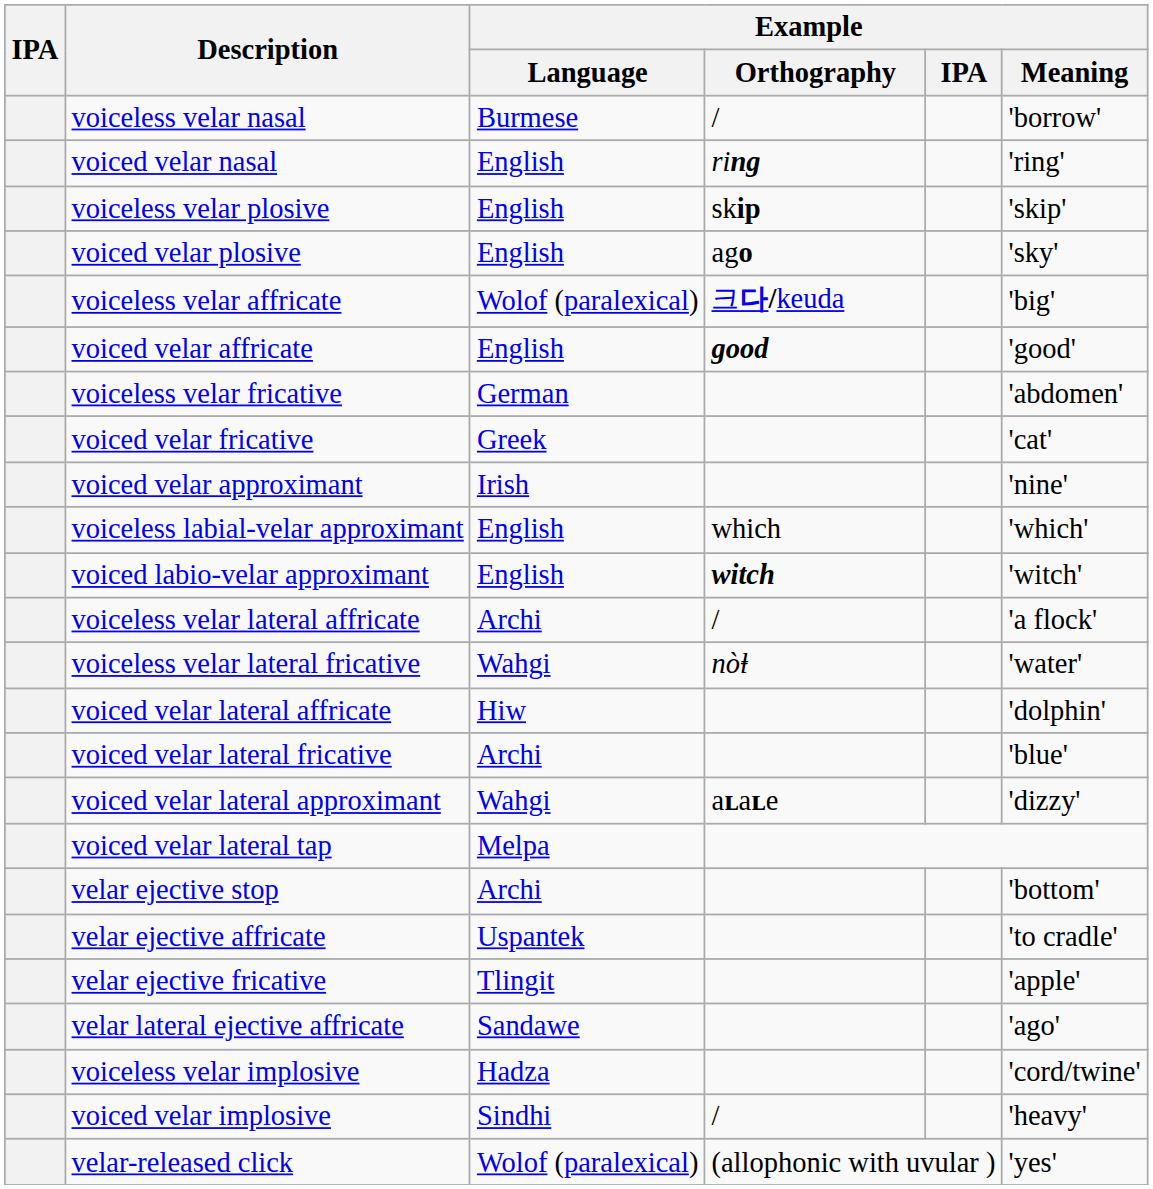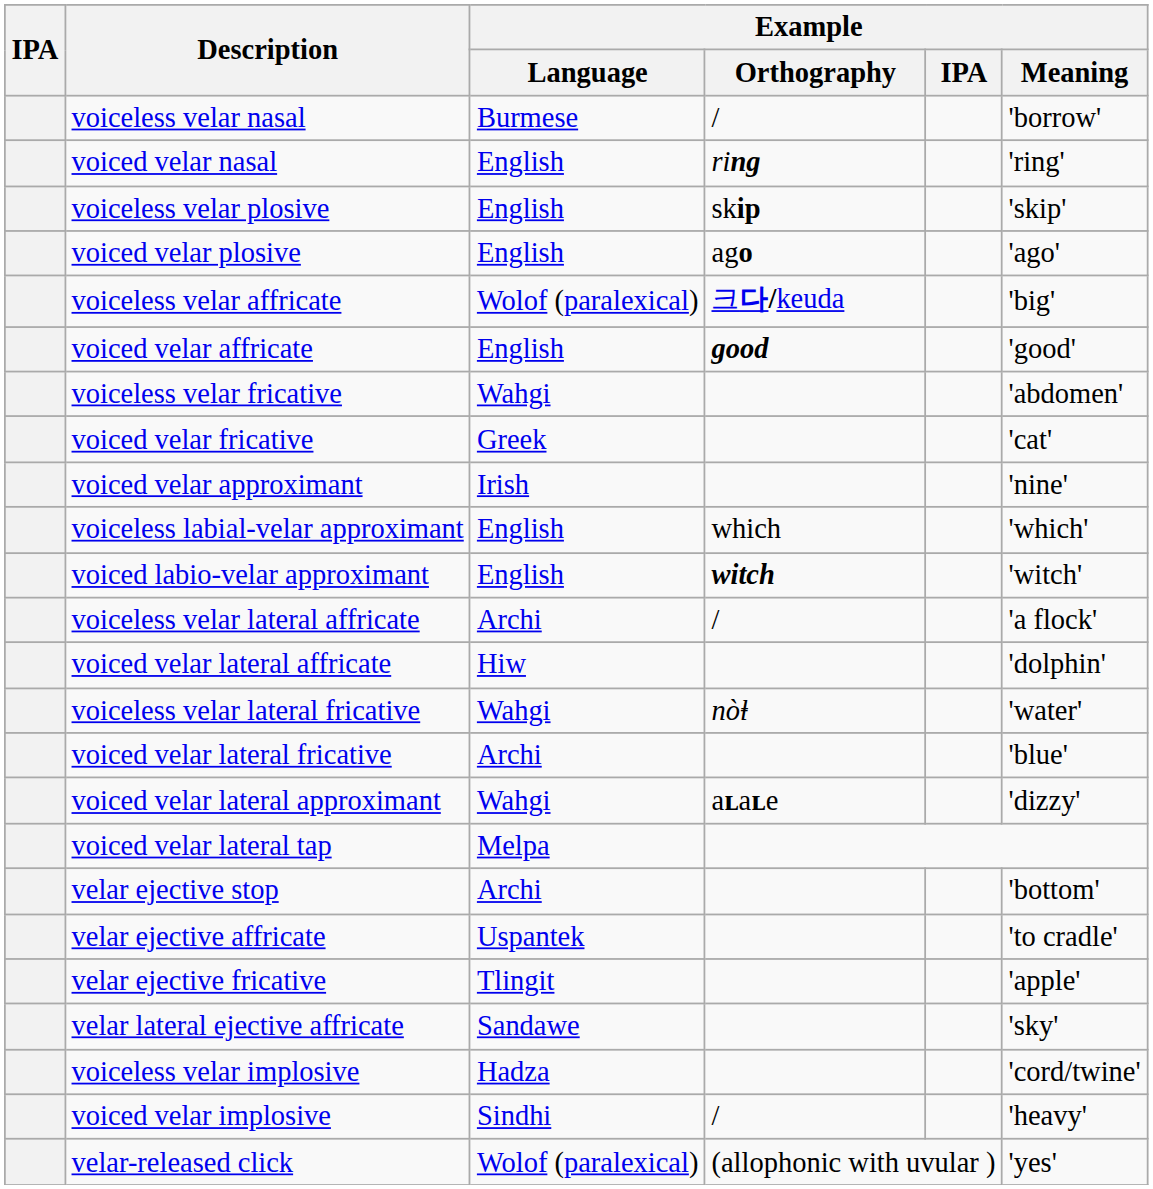(1033, 252) 'sky' -> (1034, 252) 'ago'
(523, 393) German -> (514, 393) Wahgi
rows swapped: (231, 709) <-> (246, 664)
(1034, 1026) 'ago' -> (1033, 1026) 'sky'
